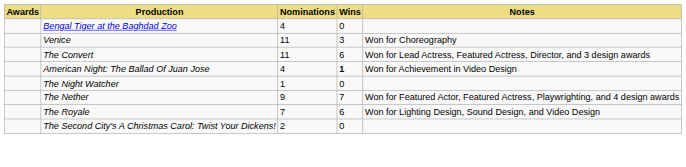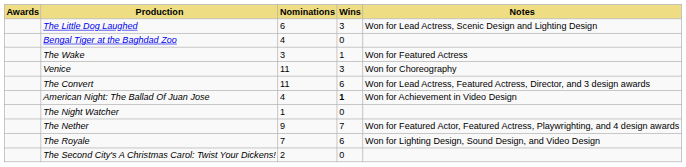+ row: (90, 26)
+ row: (64, 55)
